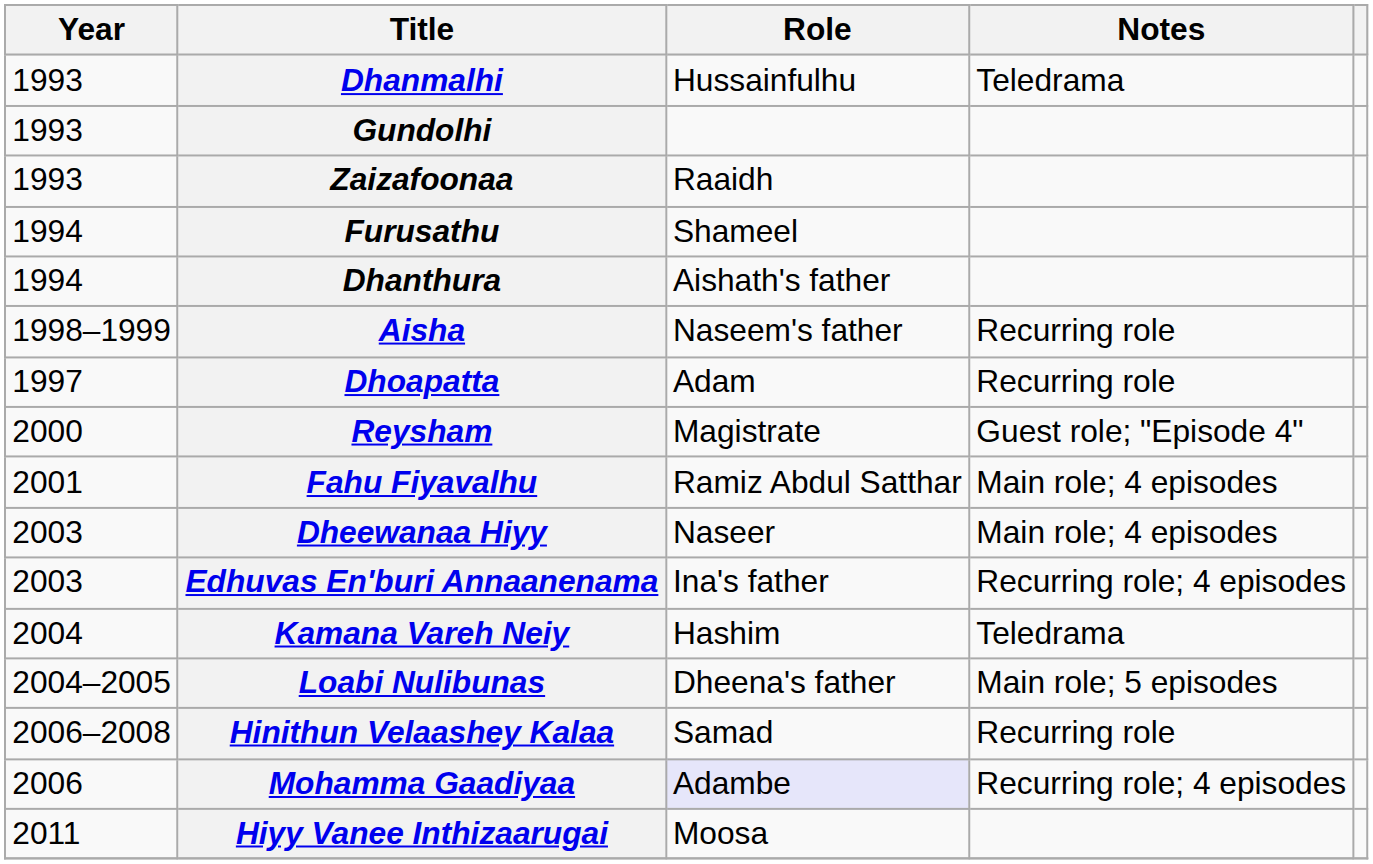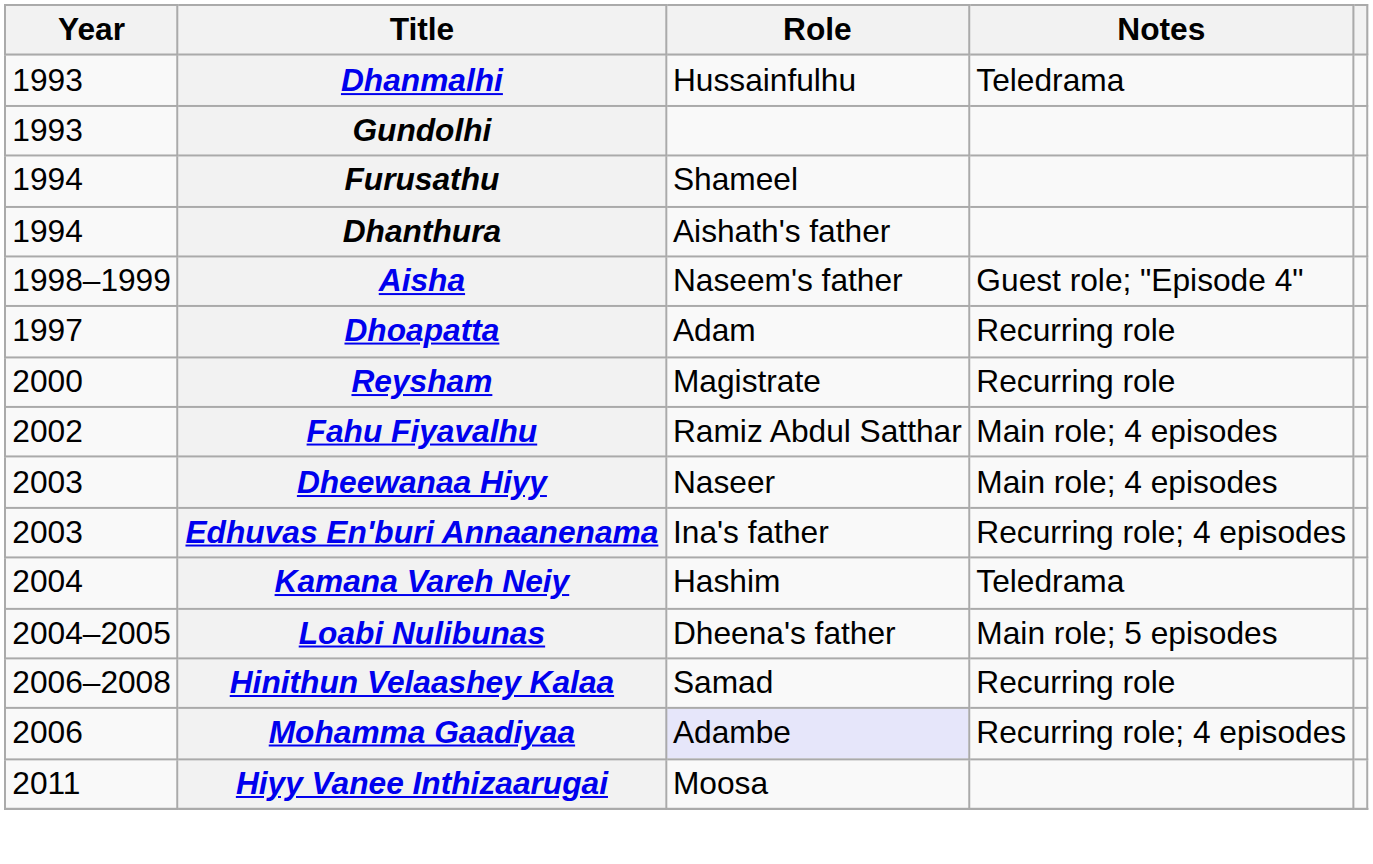- row: (422, 180)
(1076, 331) Recurring role -> (1140, 280) Guest role; "Episode 4"
(1140, 431) Guest role; "Episode 4" -> (1076, 381) Recurring role
(48, 481) 2001 -> (48, 431) 2002
